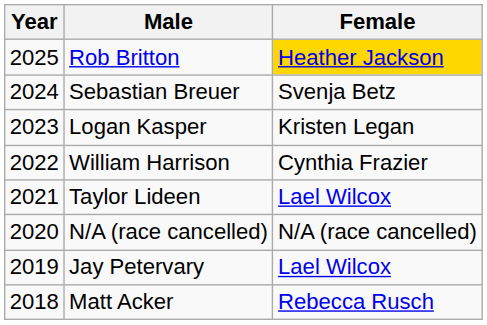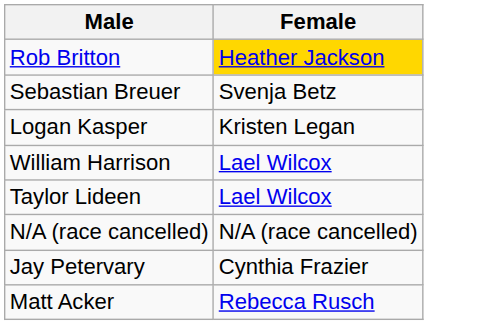- column: (34, 22)
(353, 162) Cynthia Frazier -> (275, 162) Lael Wilcox
(335, 267) Lael Wilcox -> (294, 267) Cynthia Frazier
